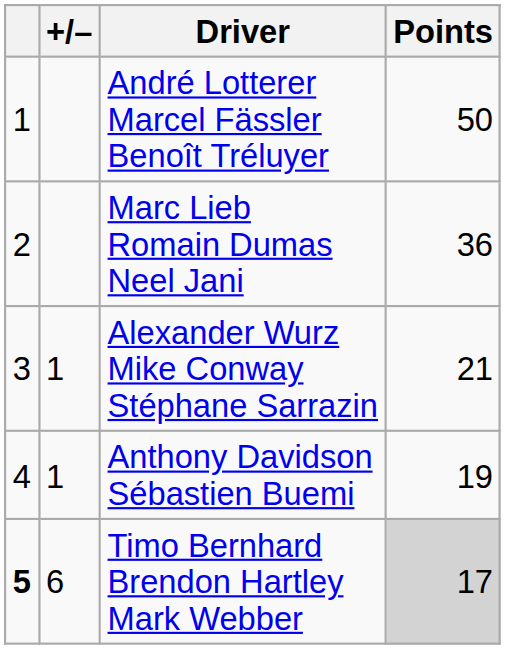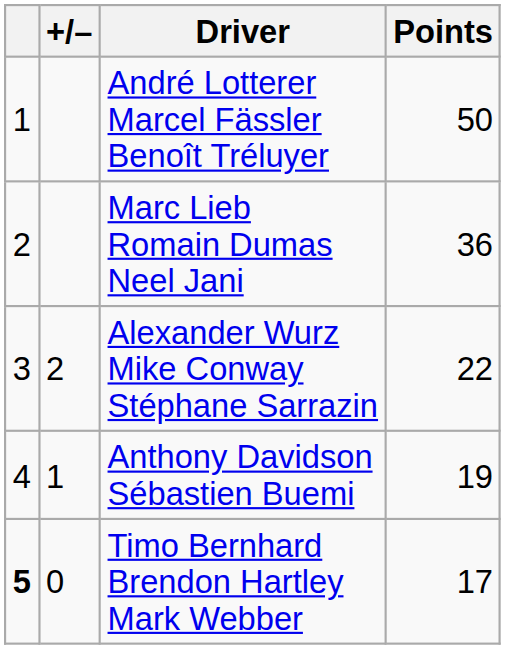(55, 369) 1 -> (55, 369) 2
(475, 369) 21 -> (475, 369) 22
(55, 582) 6 -> (55, 582) 0
(475, 582) lightgrey background -> (475, 582) no background
